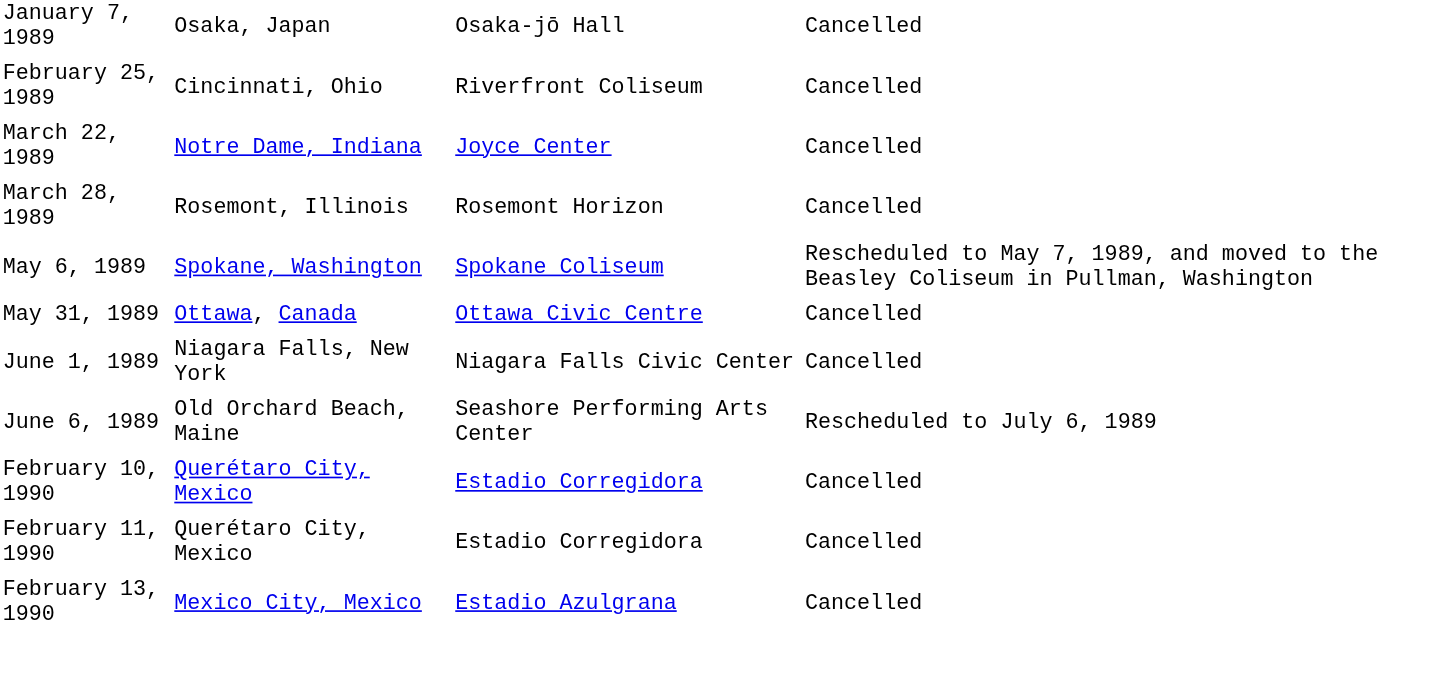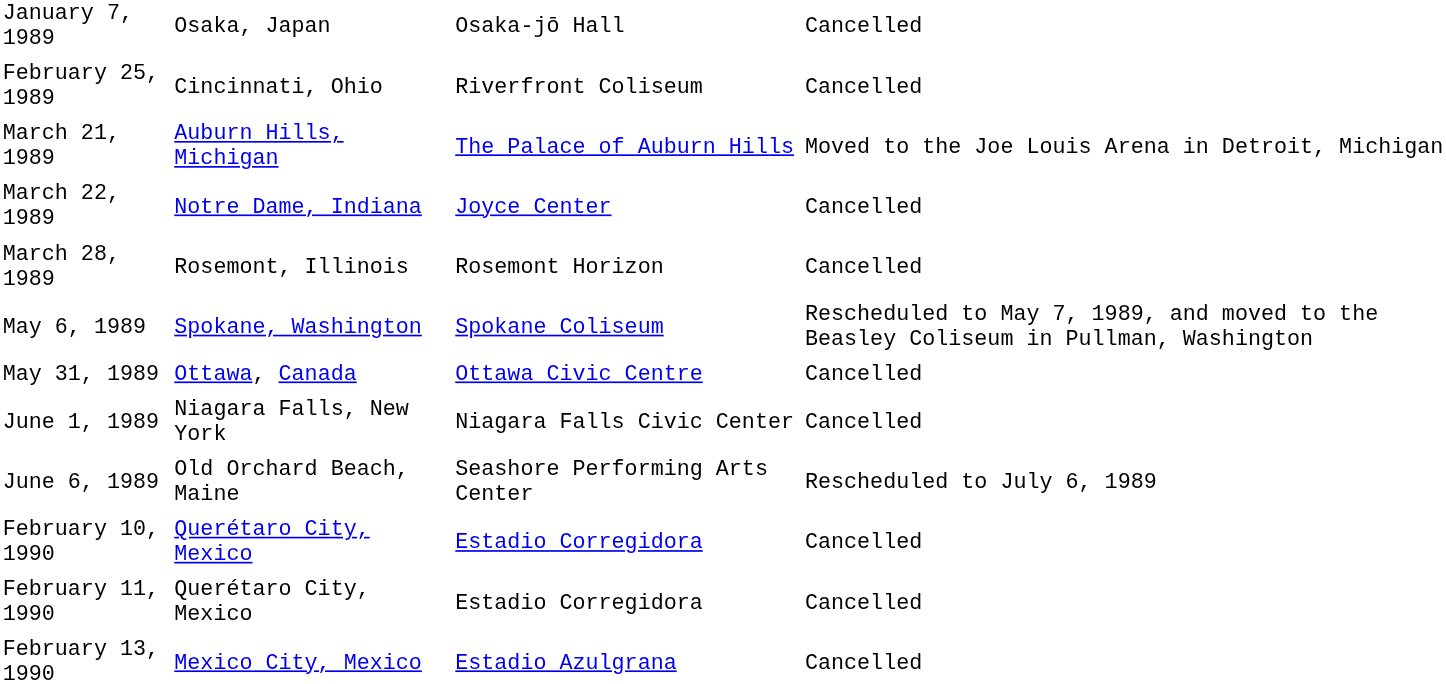+ row: (61, 146)
